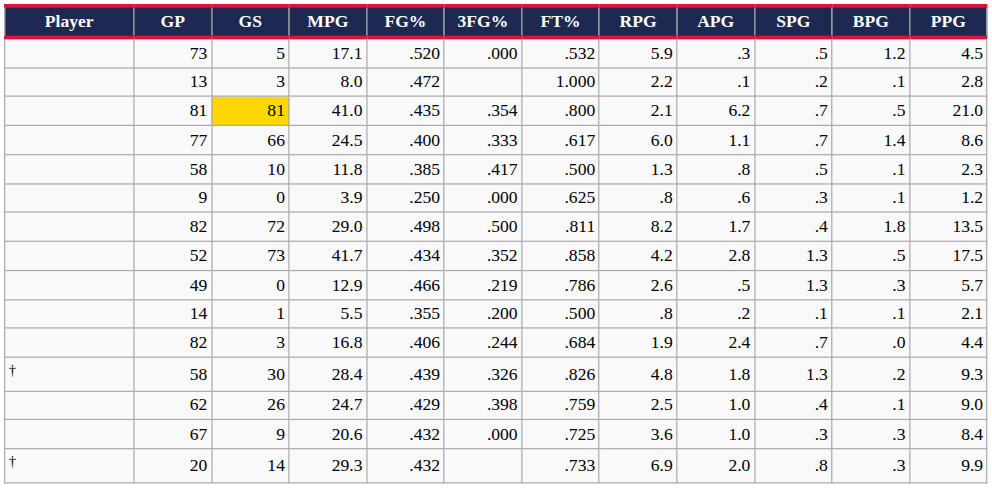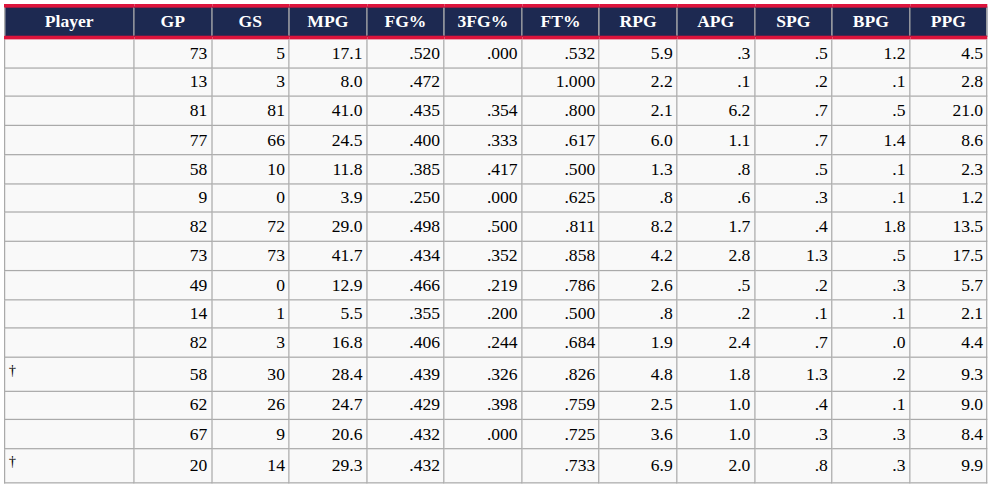(276, 111) gold background -> (276, 111) no background
(199, 256) 52 -> (199, 256) 73
(817, 285) 1.3 -> (821, 285) .2
